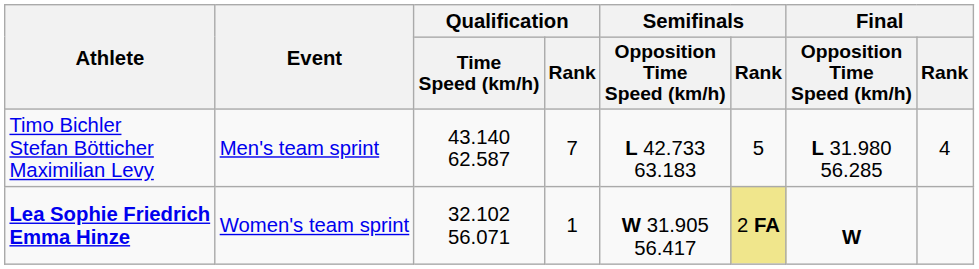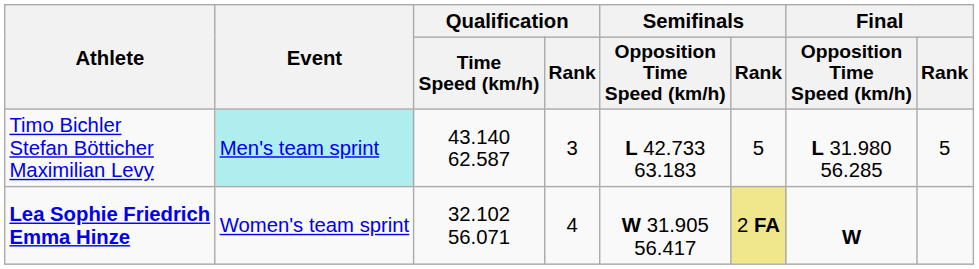(299, 148) no background -> (299, 148) paleturquoise background
(572, 148) 7 -> (572, 148) 3
(945, 148) 4 -> (945, 148) 5
(572, 226) 1 -> (572, 226) 4
